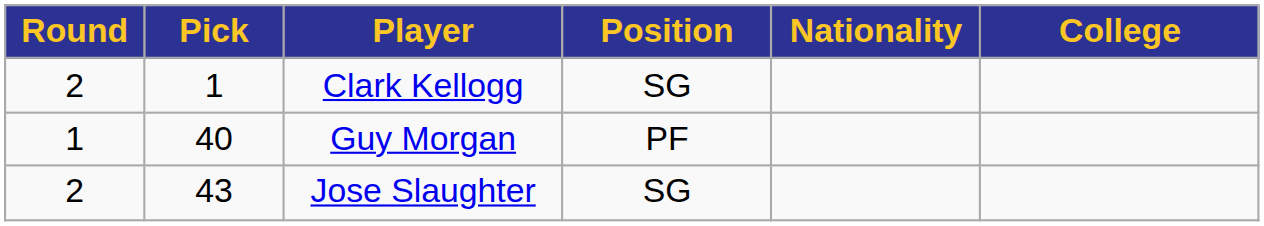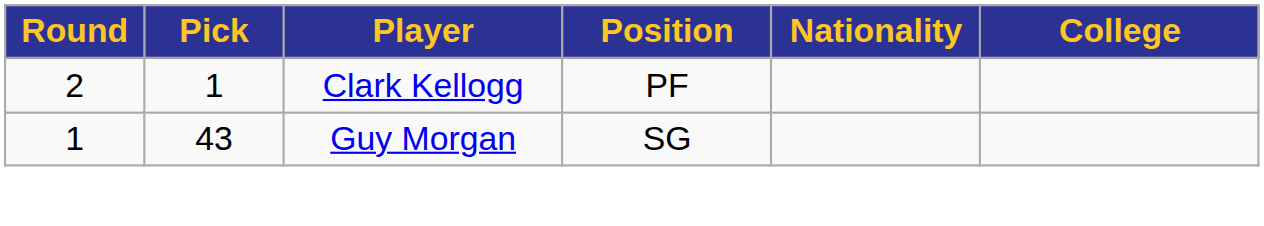(667, 84) SG -> (667, 84) PF
(214, 138) 40 -> (214, 138) 43
(667, 138) PF -> (667, 138) SG
- row: (423, 191)
